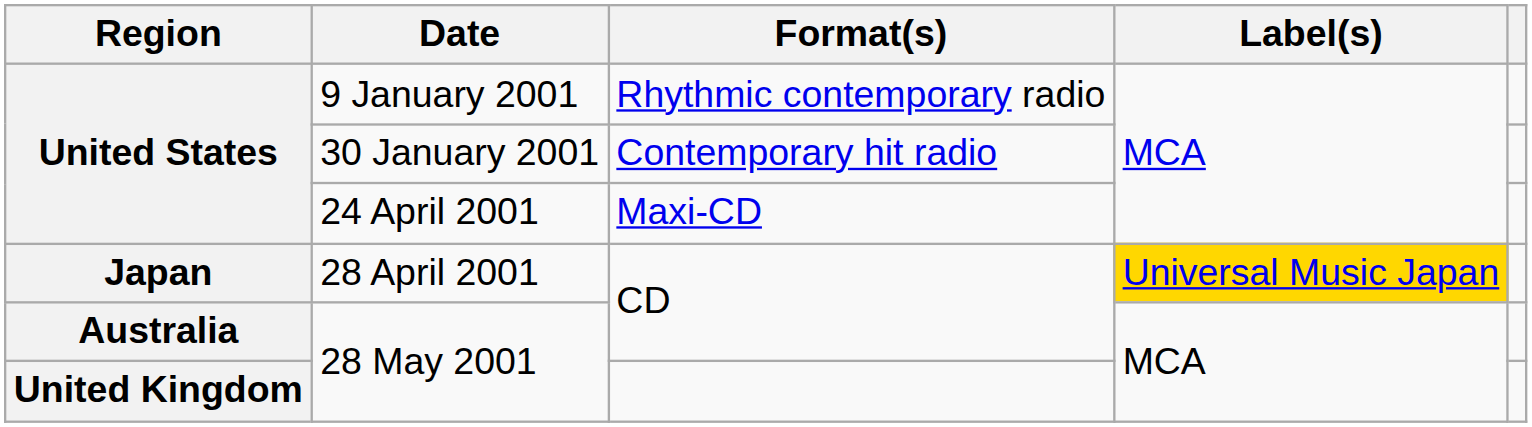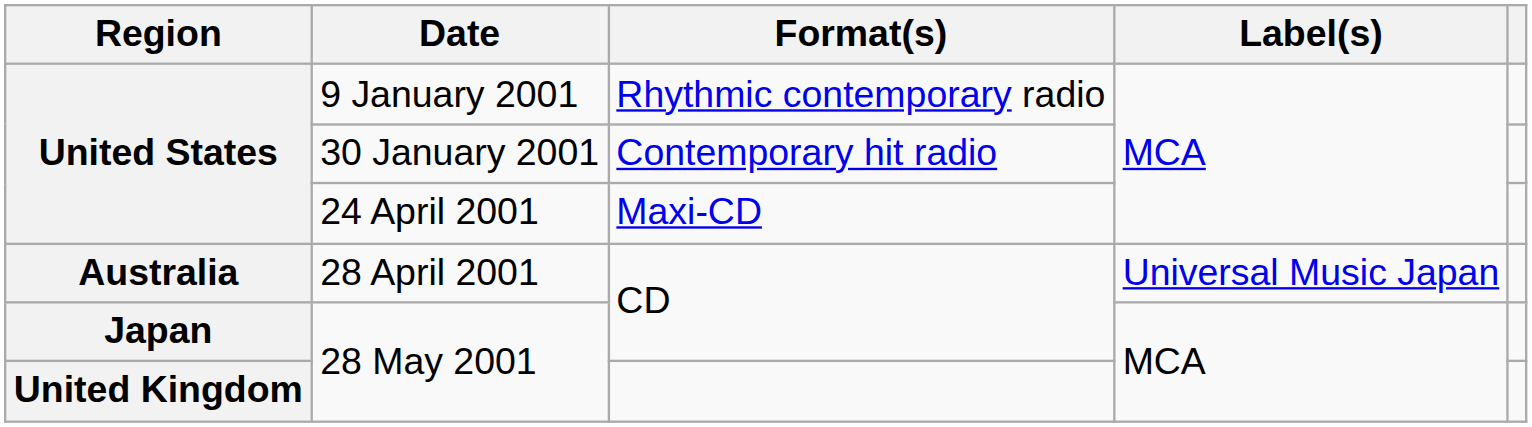(158, 271) Japan -> (158, 271) Australia
(1311, 271) gold background -> (1311, 271) no background
(158, 331) Australia -> (158, 331) Japan
